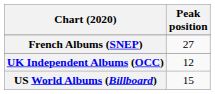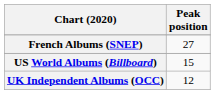rows swapped: (85, 62) <-> (85, 80)
